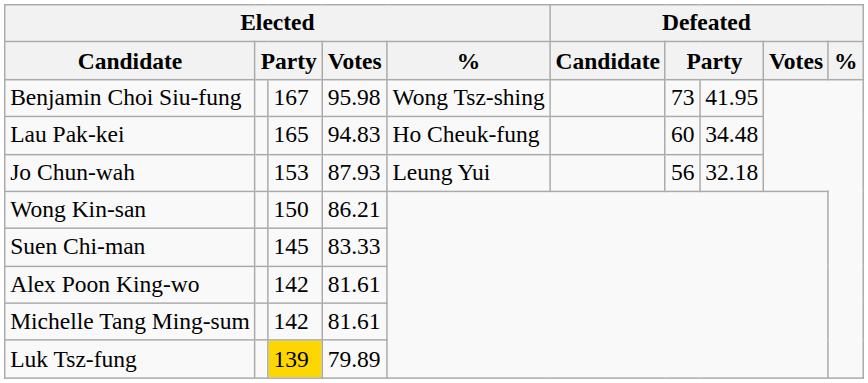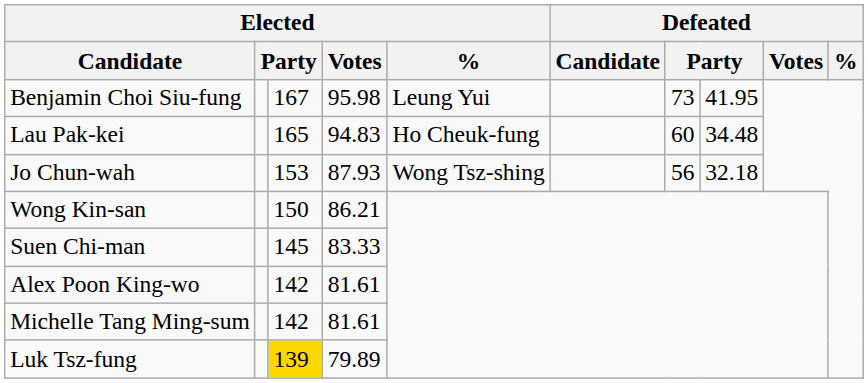(469, 97) Wong Tsz-shing -> (441, 97) Leung Yui
(441, 172) Leung Yui -> (469, 172) Wong Tsz-shing
